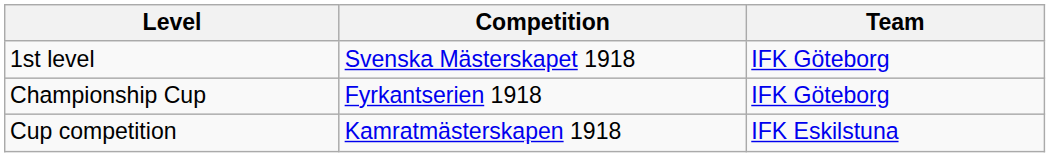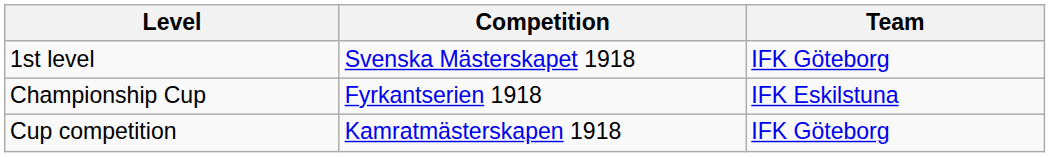(820, 95) IFK Göteborg -> (825, 95) IFK Eskilstuna
(825, 132) IFK Eskilstuna -> (820, 132) IFK Göteborg
